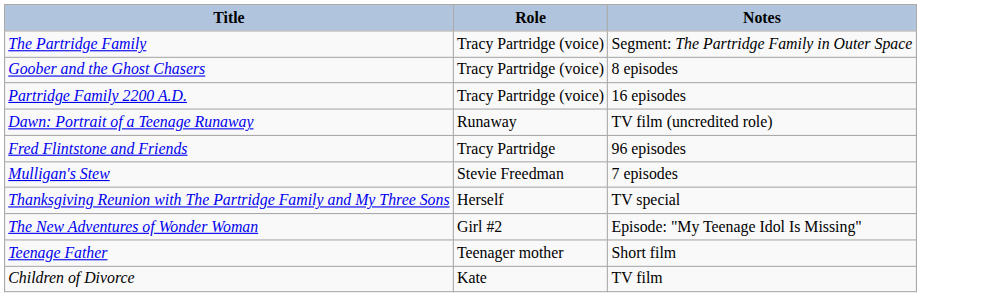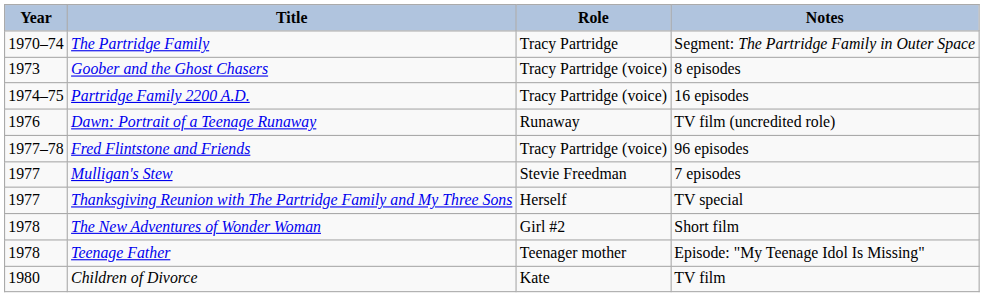+ column: (36, 17)
(531, 44) Tracy Partridge (voice) -> (569, 44) Tracy Partridge
(506, 148) Tracy Partridge -> (593, 148) Tracy Partridge (voice)
(737, 226) Episode: "My Teenage Idol Is Missing" -> (707, 226) Short film
(644, 253) Short film -> (799, 253) Episode: "My Teenage Idol Is Missing"
